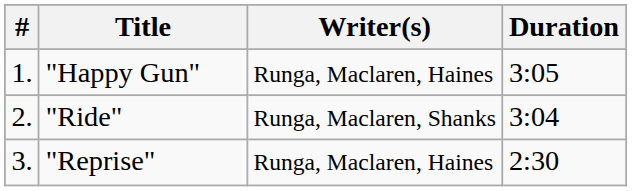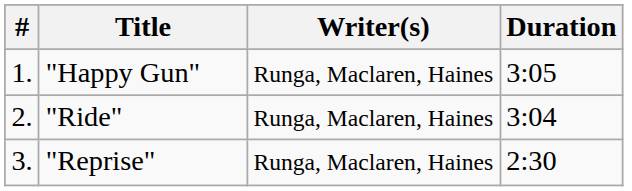(375, 118) Runga, Maclaren, Shanks -> (373, 118) Runga, Maclaren, Haines
